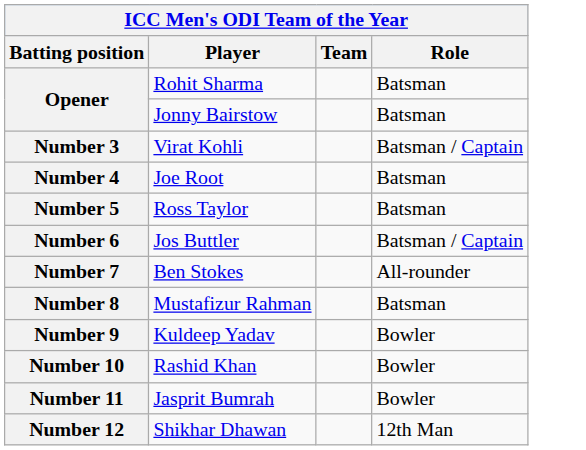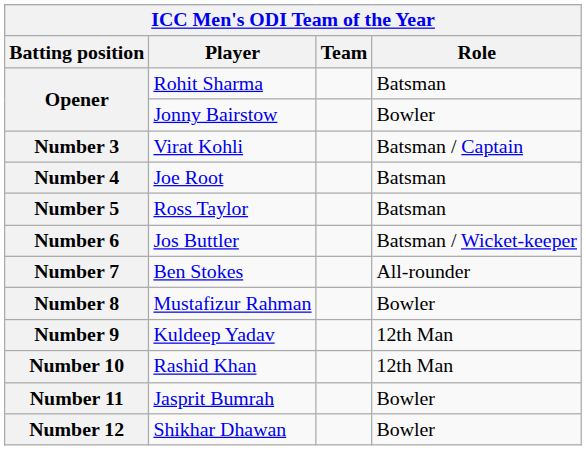(411, 114) Batsman -> (406, 114) Bowler
(450, 240) Batsman / Captain -> (477, 240) Batsman / Wicket-keeper
(411, 303) Batsman -> (406, 303) Bowler
(406, 334) Bowler -> (415, 334) 12th Man
(406, 366) Bowler -> (415, 366) 12th Man
(415, 429) 12th Man -> (406, 429) Bowler
